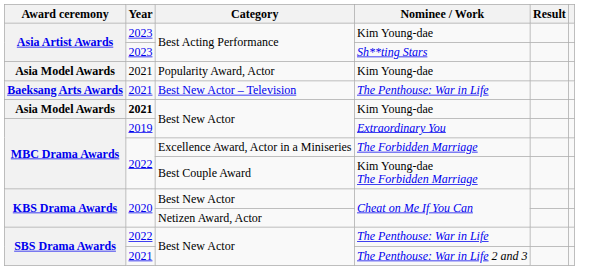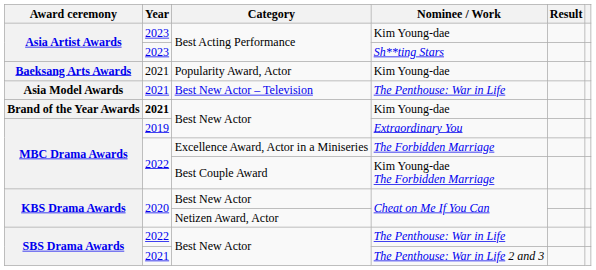(65, 71) Asia Model Awards -> (73, 71) Baeksang Arts Awards
(65, 90) Baeksang Arts Awards -> (73, 90) Asia Model Awards
(65, 109) Asia Model Awards -> (73, 109) Brand of the Year Awards
